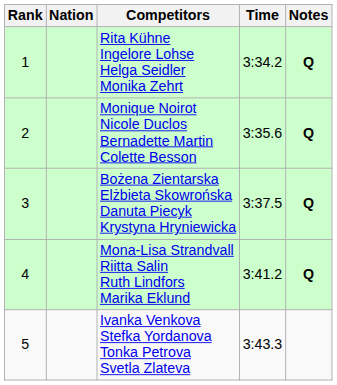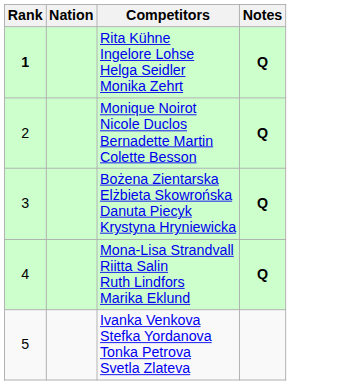- column: (262, 15)
(25, 62) normal -> (25, 62) bold
